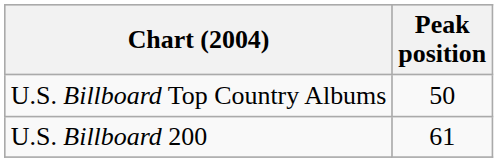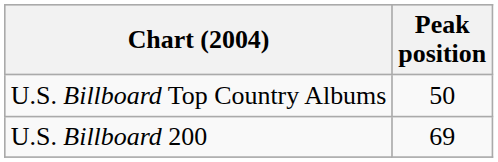(442, 136) 61 -> (442, 136) 69
